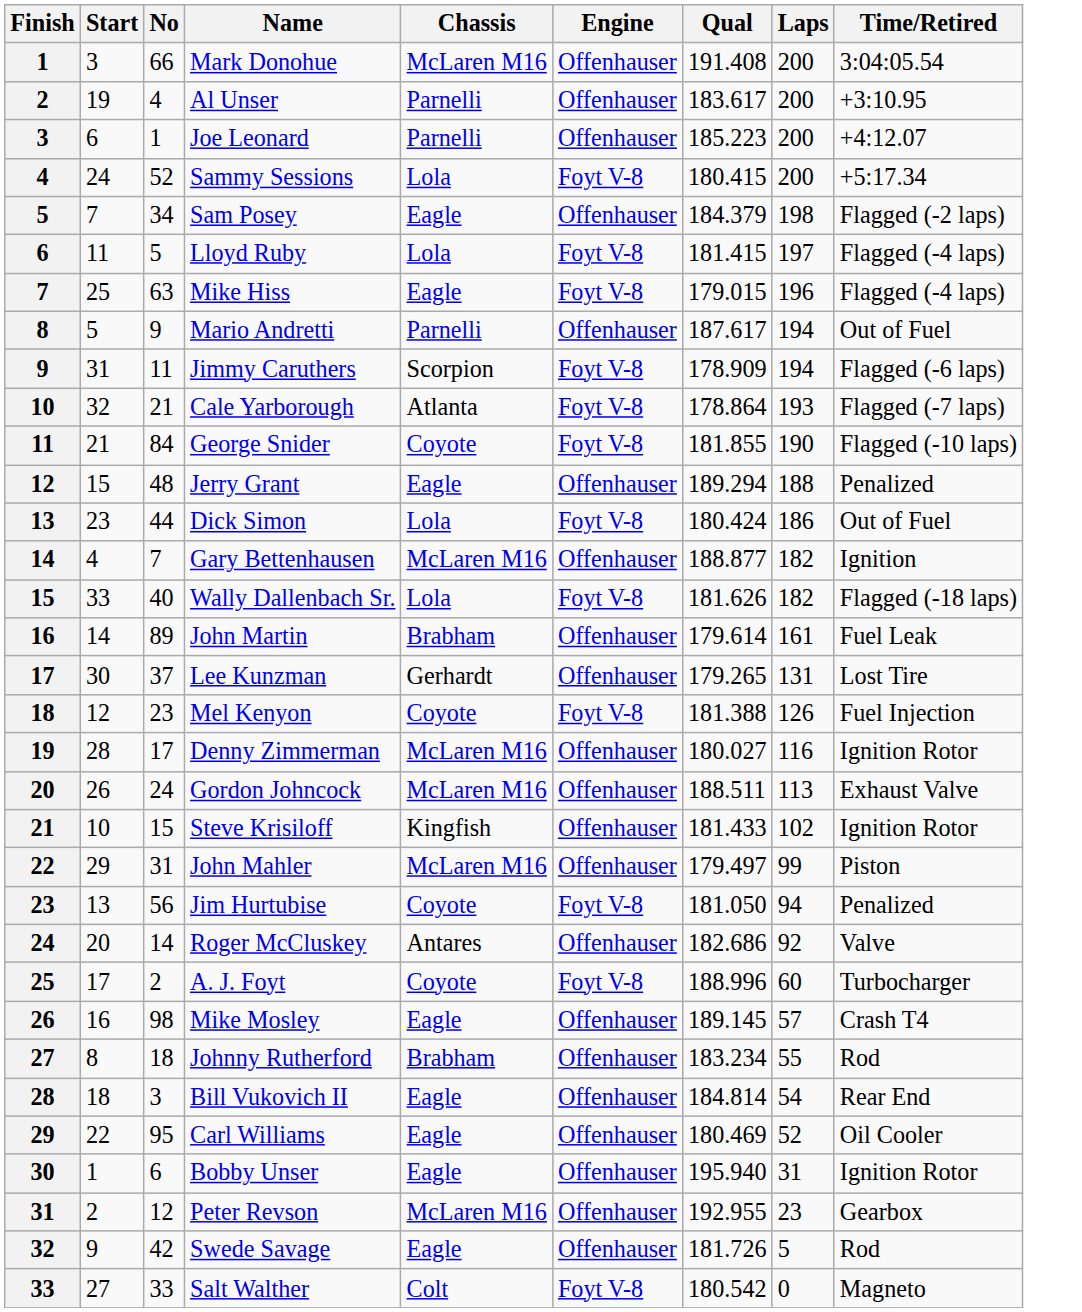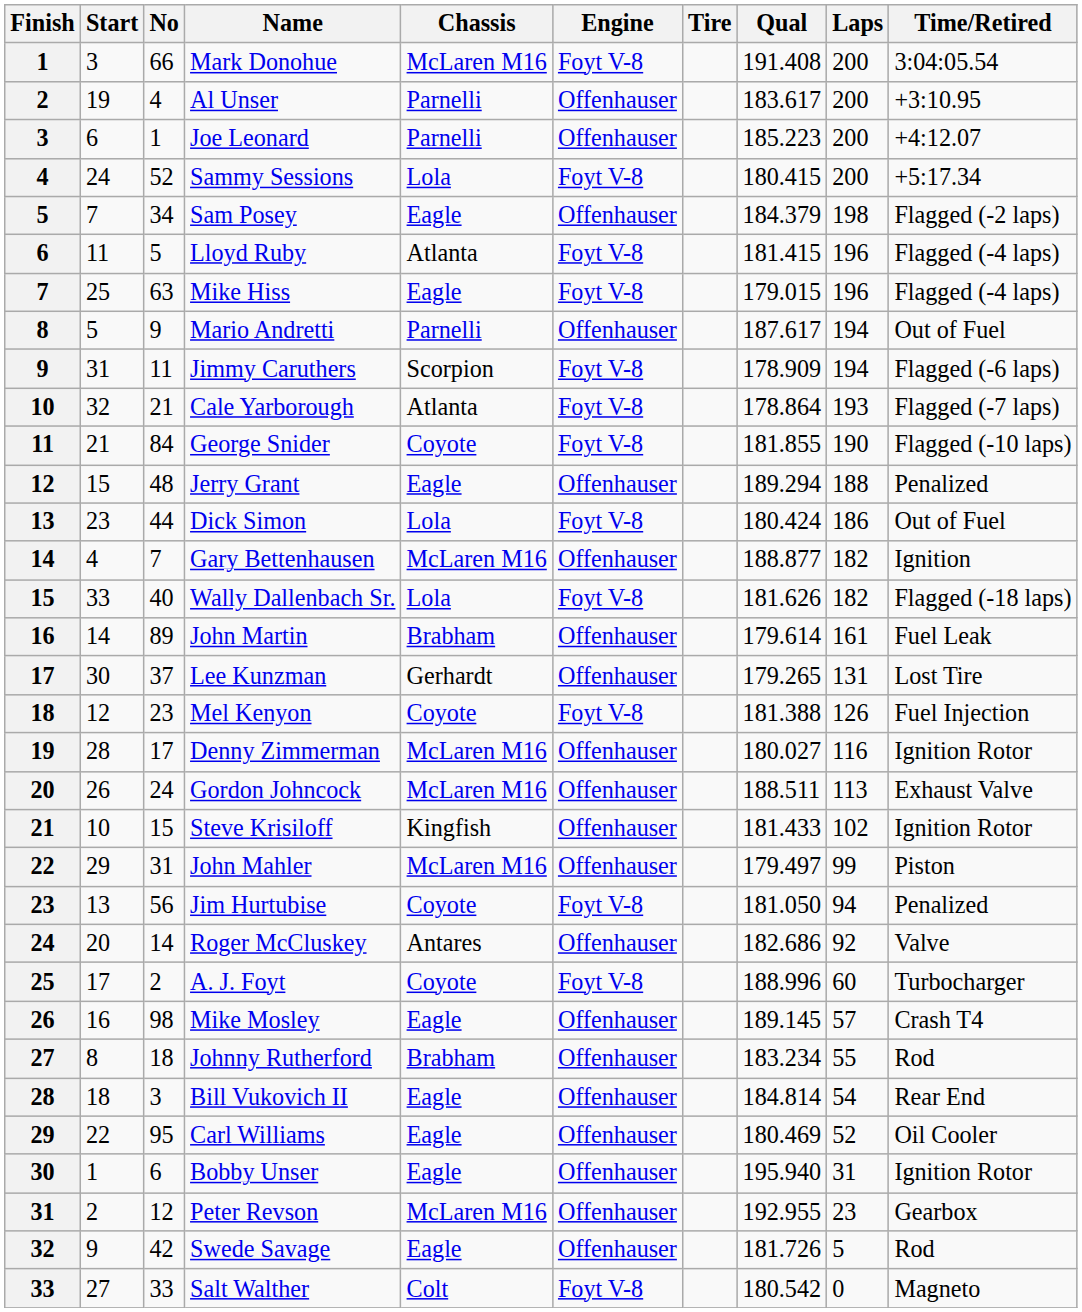+ column: (710, 23)
(617, 61) Offenhauser -> (601, 61) Foyt V-8
(429, 253) Lola -> (442, 253) Atlanta
(796, 253) 197 -> (850, 253) 196
